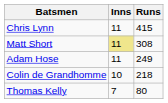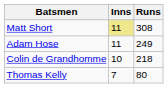- row: (30, 28)
